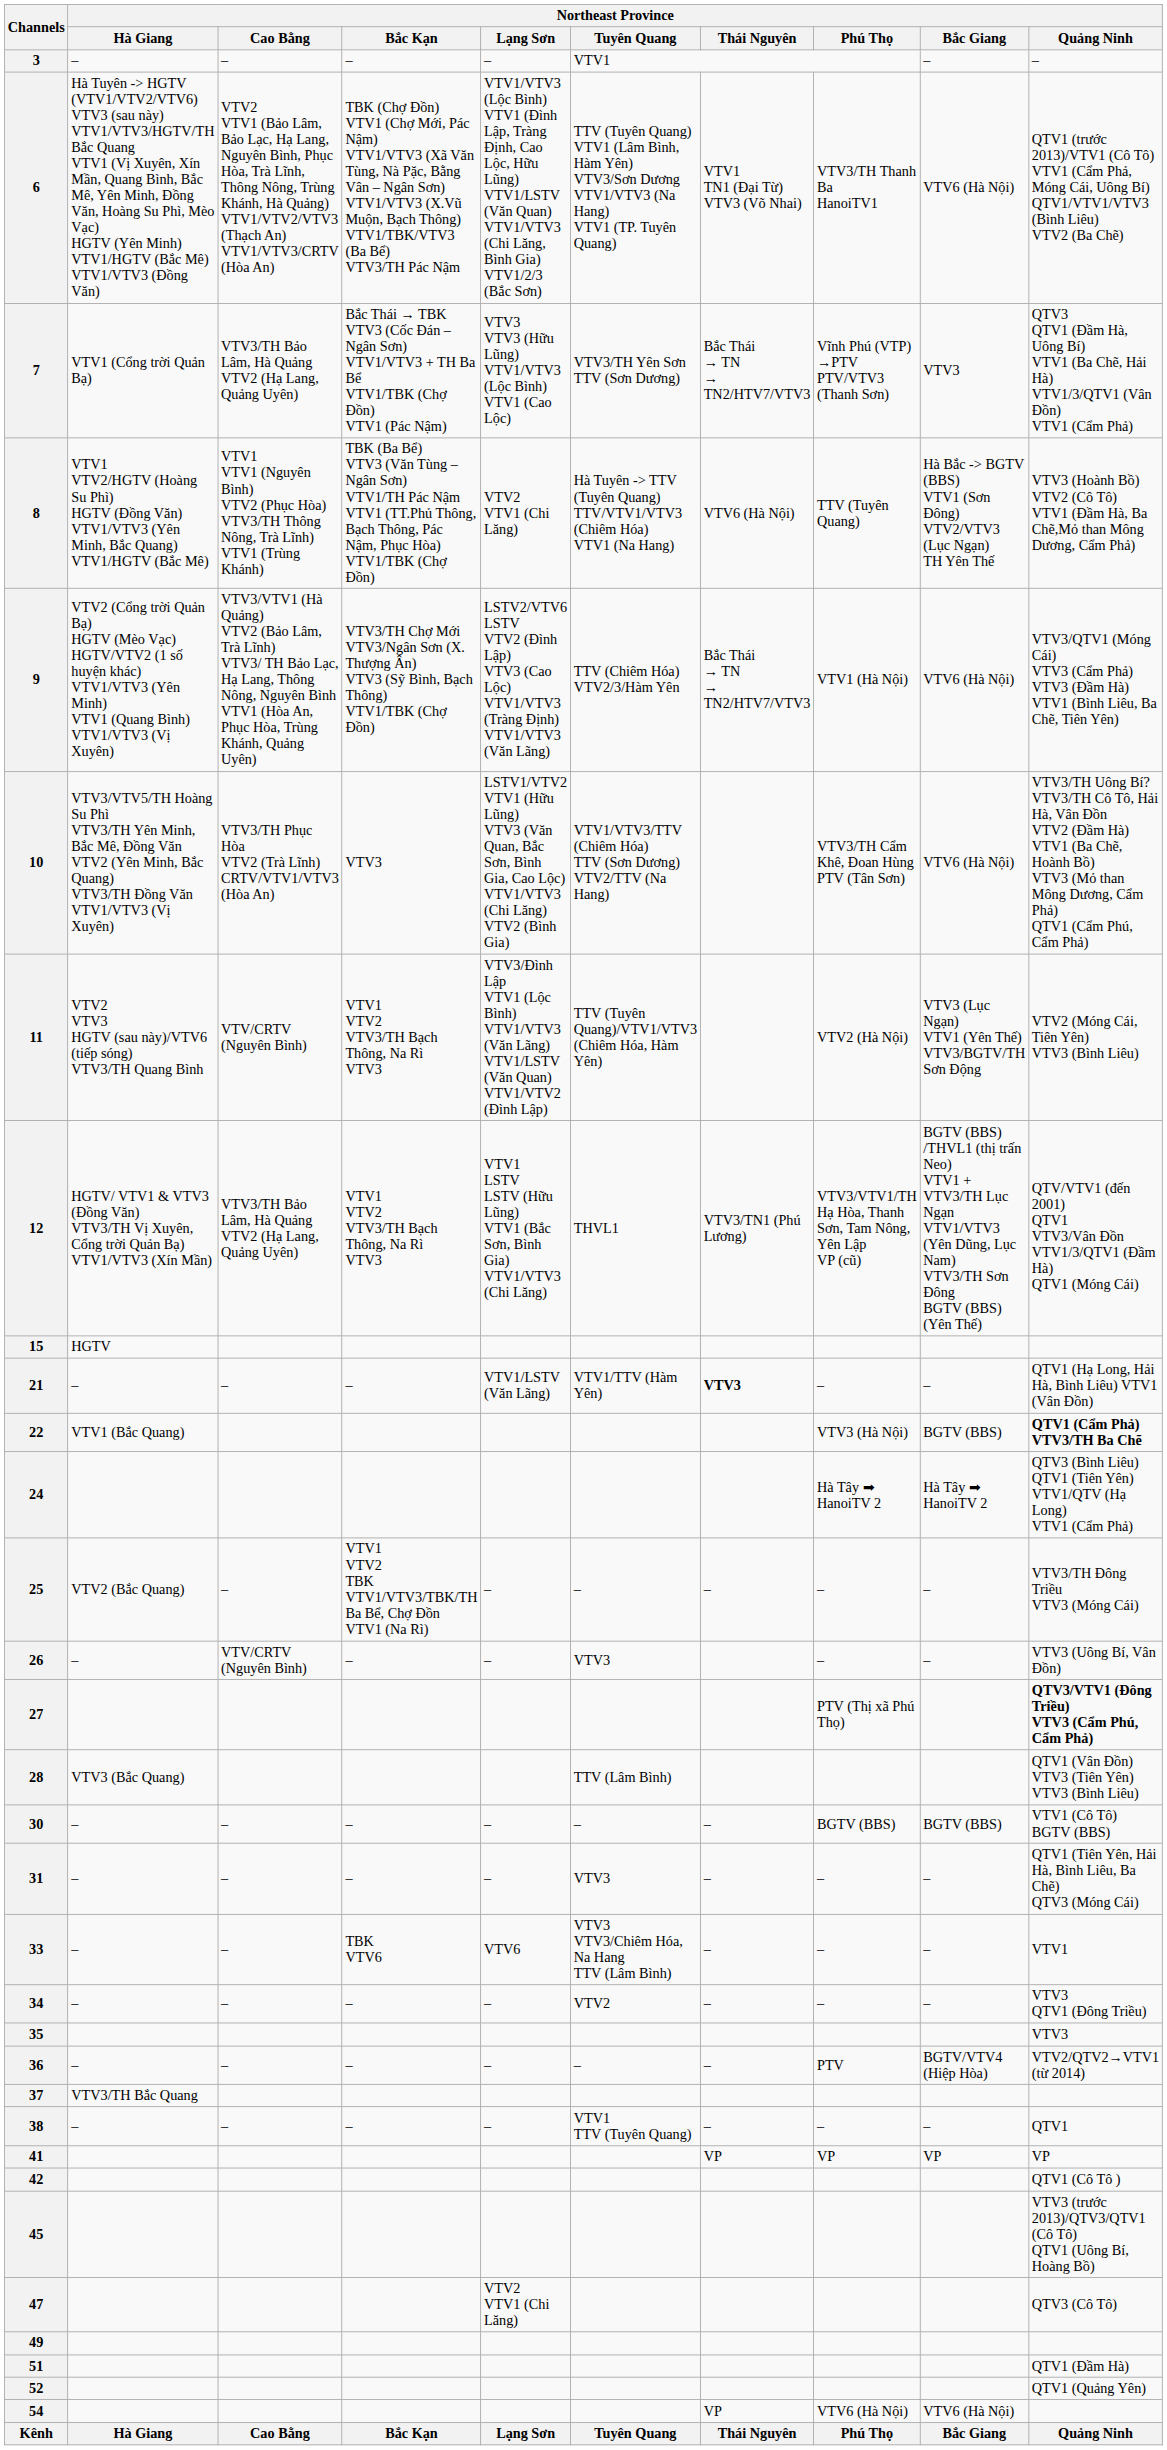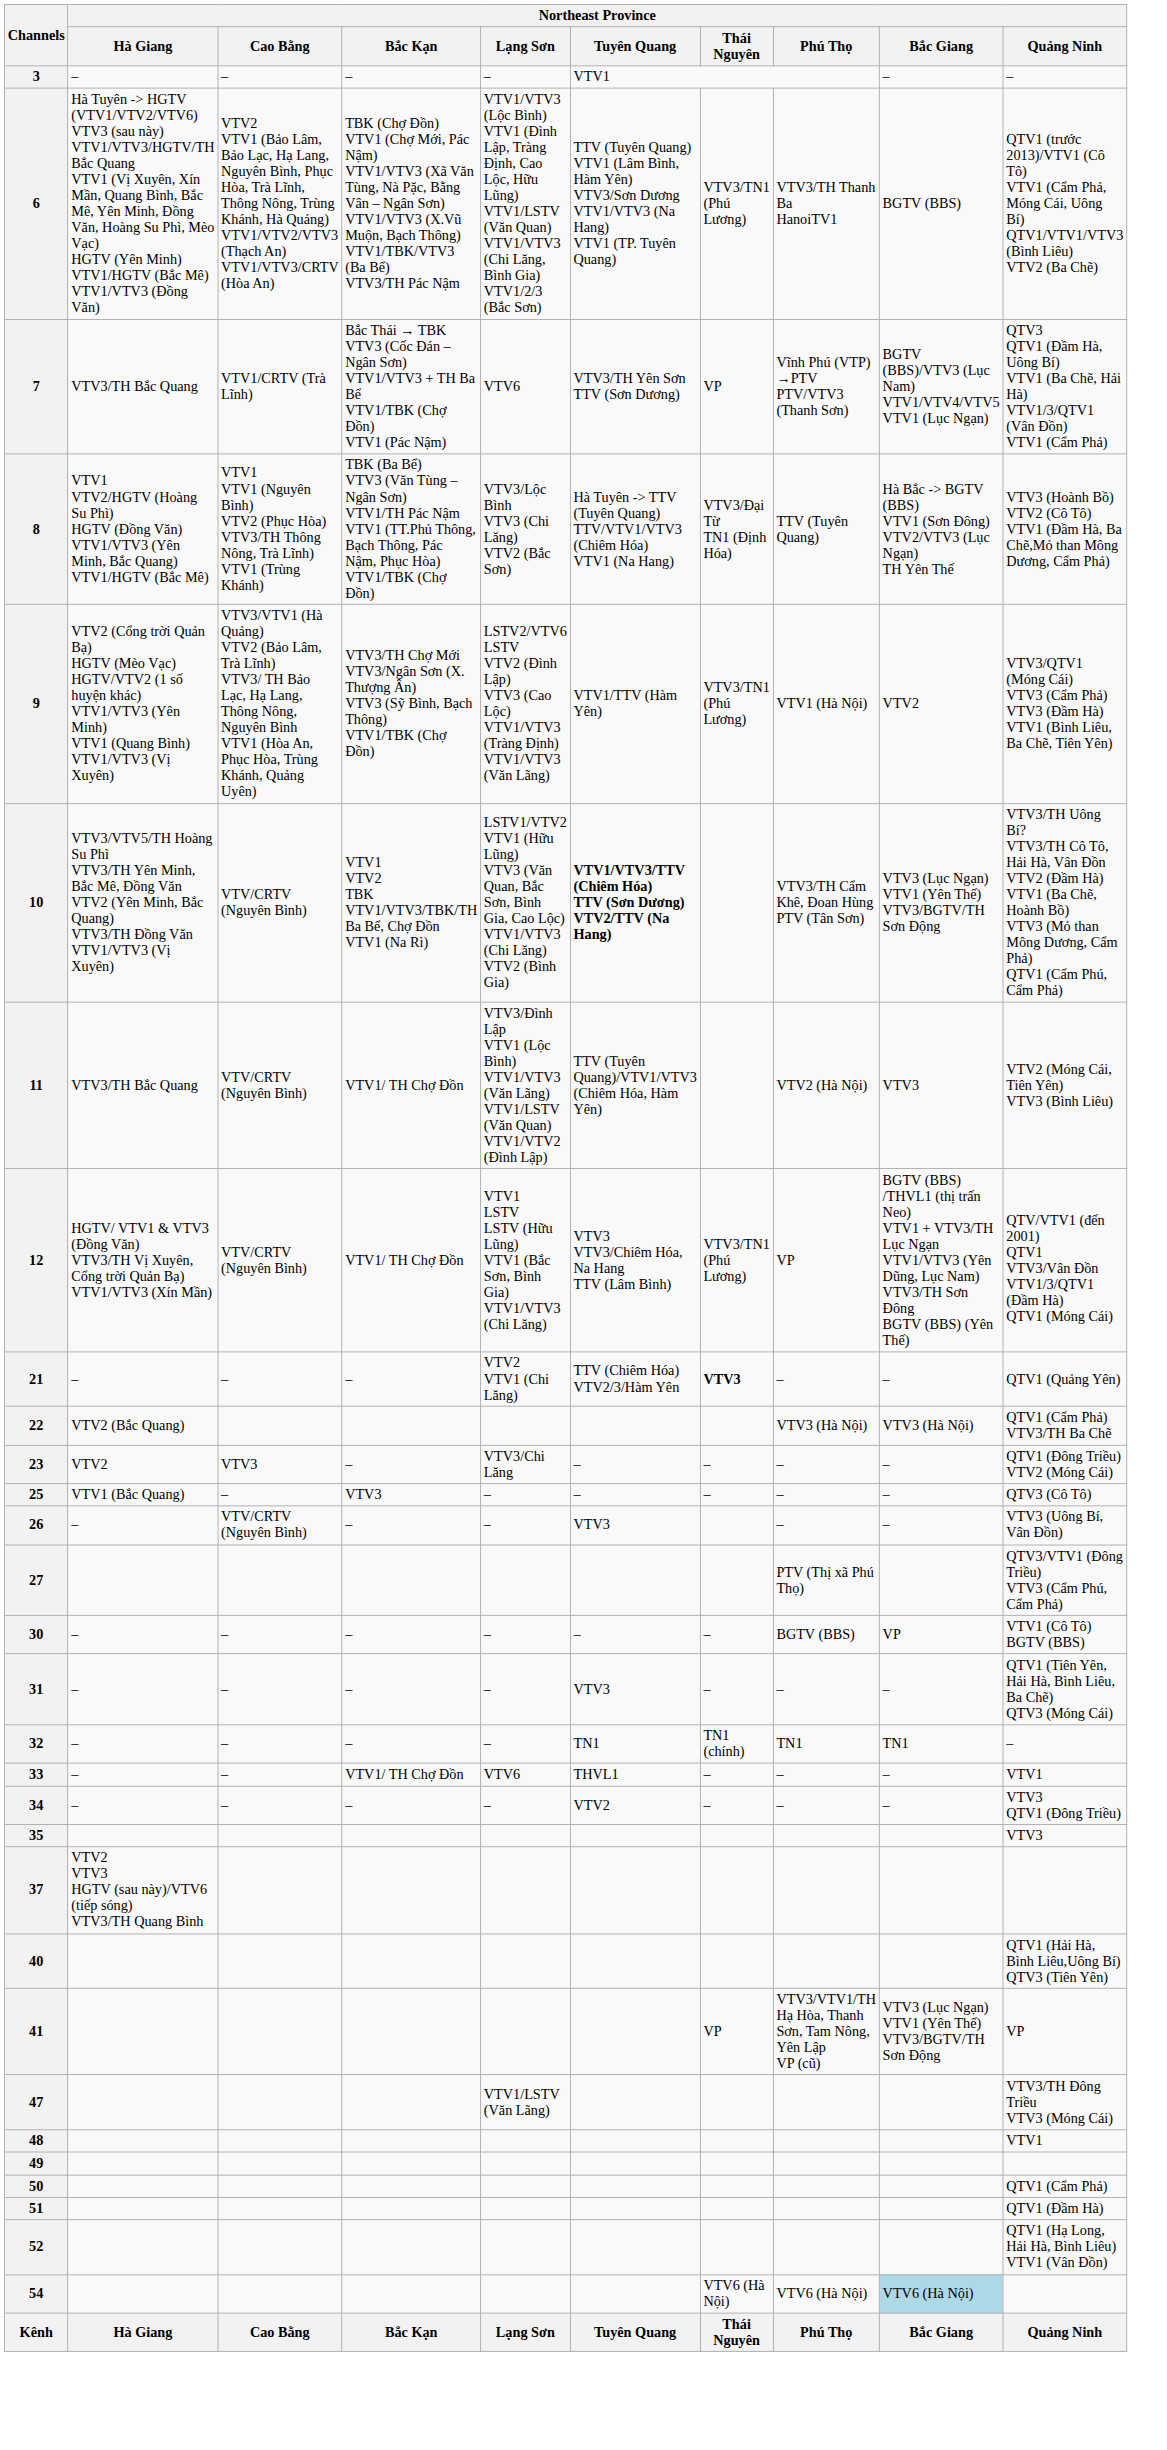(753, 187) VTV1 TN1 (Đại Từ) VTV3 (Võ Nhai) -> (737, 203) VTV3/TN1 (Phú Lương)
(969, 187) VTV6 (Hà Nội) -> (922, 203) BGTV (BBS)
(138, 370) VTV1 (Cổng trời Quản Bạ) -> (135, 386) VTV3/TH Bắc Quang
(270, 370) VTV3/TH Bảo Lâm, Hà Quảng VTV2 (Hạ Lang, Quảng Uyên) -> (273, 386) VTV1/CRTV (Trà Lĩnh)
(522, 370) VTV3 VTV3 (Hữu Lũng) VTV1/VTV3 (Lộc Bình) VTV1 (Cao Lộc) -> (502, 386) VTV6
(757, 370) Bắc Thái → TN → TN2/HTV7/VTV3 -> (712, 386) VP
(941, 370) VTV3 -> (941, 386) BGTV (BBS)/VTV3 (Lục Nam) VTV1/VTV4/VTV5 VTV1 (Lục Ngạn)
(517, 513) VTV2 VTV1 (Chi Lăng) -> (517, 529) VTV3/Lộc Bình VTV3 (Chi Lăng) VTV2 (Bắc Sơn)
(749, 513) VTV6 (Hà Nội) -> (735, 529) VTV3/Đại Từ TN1 (Định Hóa)
(627, 679) TTV (Chiêm Hóa) VTV2/3/Hàm Yên -> (625, 703) VTV1/TTV (Hàm Yên)
(757, 679) Bắc Thái → TN → TN2/HTV7/VTV3 -> (737, 703) VTV3/TN1 (Phú Lương)
(969, 679) VTV6 (Hà Nội) -> (901, 703) VTV2
(280, 862) VTV3/TH Phục Hòa VTV2 (Trà Lĩnh) CRTV/VTV1/VTV3 (Hòa An) -> (264, 902) VTV/CRTV (Nguyên Bình)
(364, 862) VTV3 -> (411, 902) VTV1 VTV2 TBK VTV1/VTV3/TBK/TH Ba Bể, Chợ Đồn VTV1 (Na Rì)
(628, 862) normal -> (629, 902) bold
(969, 862) VTV6 (Hà Nội) -> (936, 902) VTV3 (Lục Ngạn) VTV1 (Yên Thế) VTV3/BGTV/TH Sơn Động
(139, 1037) VTV2 VTV3 HGTV (sau này)/VTV6 (tiếp sóng) VTV3/TH Quang Bình -> (135, 1085) VTV3/TH Bắc Quang
(391, 1037) VTV1 VTV2 VTV3/TH Bạch Thông, Na Rì VTV3 -> (404, 1085) VTV1/ TH Chợ Đồn
(974, 1037) VTV3 (Lục Ngạn) VTV1 (Yên Thế) VTV3/BGTV/TH Sơn Động -> (901, 1085) VTV3
(270, 1228) VTV3/TH Bảo Lâm, Hà Quảng VTV2 (Hạ Lang, Quảng Uyên) -> (264, 1260) VTV/CRTV (Nguyên Bình)
(391, 1228) VTV1 VTV2 VTV3/TH Bạch Thông, Na Rì VTV3 -> (404, 1260) VTV1/ TH Chợ Đồn
(596, 1228) THVL1 -> (628, 1260) VTV3 VTV3/Chiêm Hóa, Na Hang TTV (Lâm Bình)
(867, 1228) VTV3/VTV1/TH Hạ Hòa, Thanh Sơn, Tam Nông, Yên Lập VP (cũ) -> (785, 1260) VP
- row: (36, 1347)
(522, 1385) VTV1/LSTV (Văn Lãng) -> (516, 1379) VTV2 VTV1 (Chi Lăng)
(626, 1385) VTV1/TTV (Hàm Yên) -> (626, 1379) TTV (Chiêm Hóa) VTV2/3/Hàm Yên
(1095, 1385) QTV1 (Hạ Long, Hải Hà, Bình Liêu) VTV1 (Vân Đồn) -> (1063, 1379) QTV1 (Quảng Yên)
(128, 1432) VTV1 (Bắc Quang) -> (128, 1425) VTV2 (Bắc Quang)
(962, 1432) BGTV (BBS) -> (928, 1425) VTV3 (Hà Nội)
(1087, 1432) bold -> (1059, 1425) normal
+ row: (36, 1464)
- row: (36, 1494)
(128, 1589) VTV2 (Bắc Quang) -> (128, 1494) VTV1 (Bắc Quang)
(411, 1589) VTV1 VTV2 TBK VTV1/VTV3/TBK/TH Ba Bể, Chợ Đồn VTV1 (Na Rì) -> (363, 1494) VTV3
(1085, 1589) VTV3/TH Đông Triều VTV3 (Móng Cái) -> (1049, 1494) QTV3 (Cô Tô)
(1092, 1714) bold -> (1065, 1580) normal
- row: (36, 1777)
(962, 1824) BGTV (BBS) -> (892, 1634) VP
+ row: (36, 1743)
(364, 1949) TBK VTV6 -> (404, 1774) VTV1/ TH Chợ Đồn
(628, 1949) VTV3 VTV3/Chiêm Hóa, Na Hang TTV (Lâm Bình) -> (596, 1774) THVL1
- row: (36, 2065)
(135, 2095) VTV3/TH Bắc Quang -> (139, 1890) VTV2 VTV3 HGTV (sau này)/VTV6 (tiếp sóng) VTV3/TH Quang Bình
- row: (36, 2126)
+ row: (36, 1960)
(826, 2156) VP -> (826, 2031) VTV3/VTV1/TH Hạ Hòa, Thanh Sơn, Tam Nông, Yên Lập VP (cũ)
(932, 2156) VP -> (936, 2031) VTV3 (Lục Ngạn) VTV1 (Yên Thế) VTV3/BGTV/TH Sơn Động
- row: (36, 2179)
- row: (36, 2234)
(517, 2304) VTV2 VTV1 (Chi Lăng) -> (522, 2102) VTV1/LSTV (Văn Lãng)
(1074, 2304) QTV3 (Cô Tô) -> (1060, 2102) VTV3/TH Đông Triều VTV3 (Móng Cái)
+ row: (36, 2140)
+ row: (36, 2186)
(1089, 2388) QTV1 (Quảng Yên) -> (1061, 2247) QTV1 (Hạ Long, Hải Hà, Bình Liêu) VTV1 (Vân Đồn)
(713, 2411) VP -> (734, 2293) VTV6 (Hà Nội)
(969, 2411) no background -> (928, 2293) lightblue background
